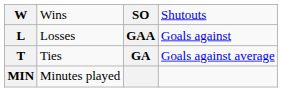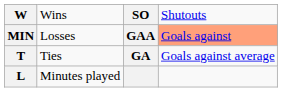(21, 35) L -> (21, 35) MIN
(196, 35) no background -> (196, 35) lightsalmon background
(21, 76) MIN -> (21, 76) L
